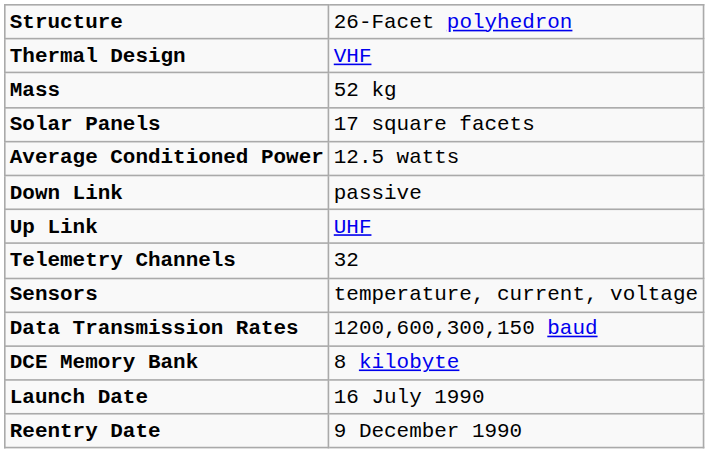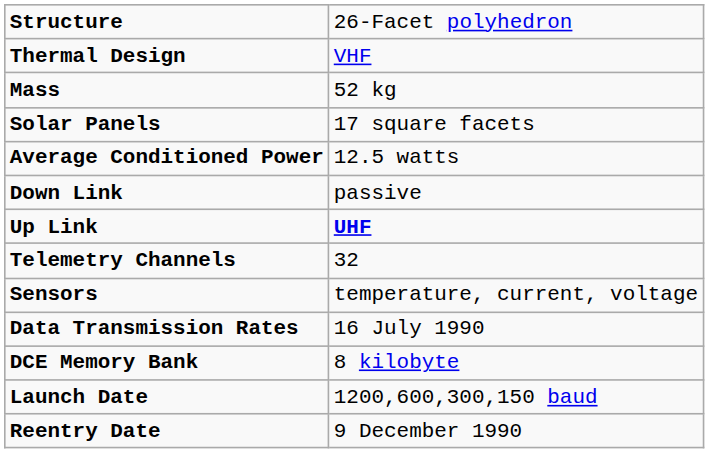(353, 227) normal -> (353, 227) bold
(466, 329) 1200,600,300,150 baud -> (409, 329) 16 July 1990
(409, 397) 16 July 1990 -> (466, 397) 1200,600,300,150 baud
